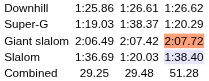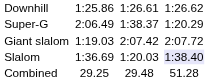(94, 24) 1:19.03 -> (94, 24) 2:06.49
(94, 41) 2:06.49 -> (94, 41) 1:19.03
(184, 41) lightsalmon background -> (184, 41) no background
